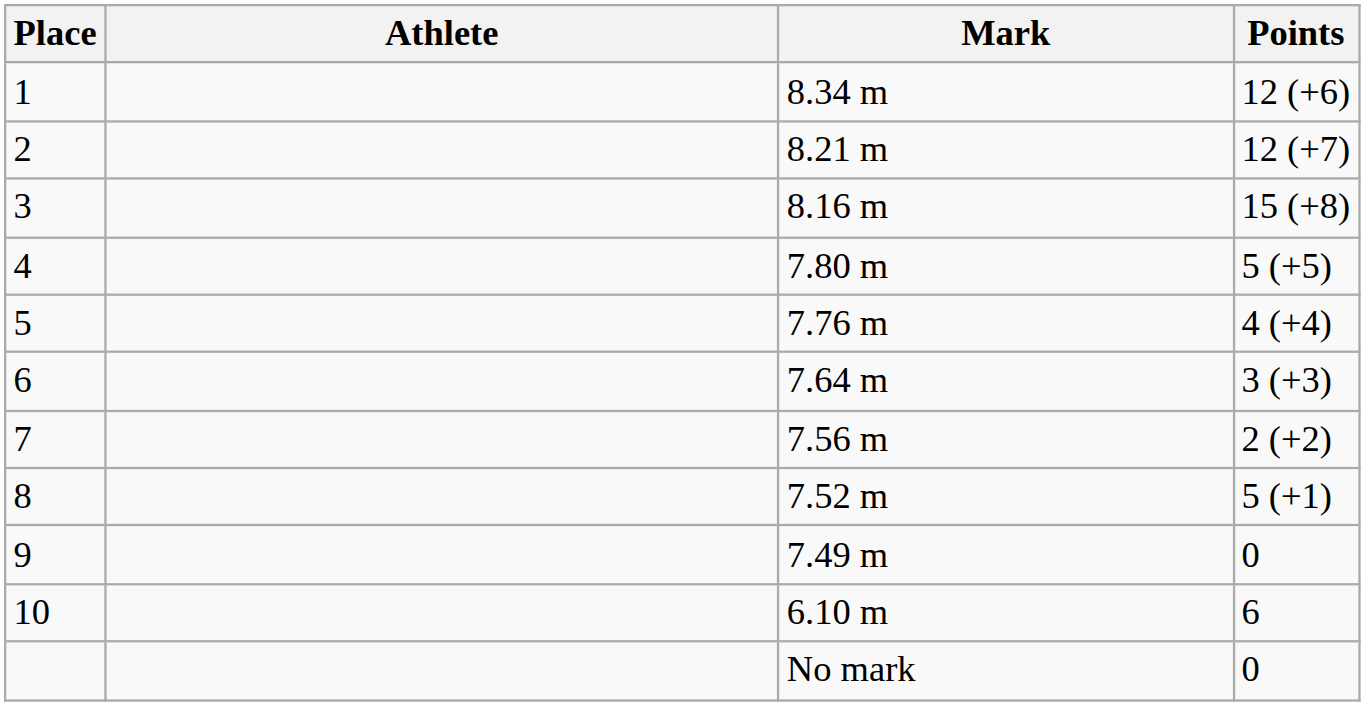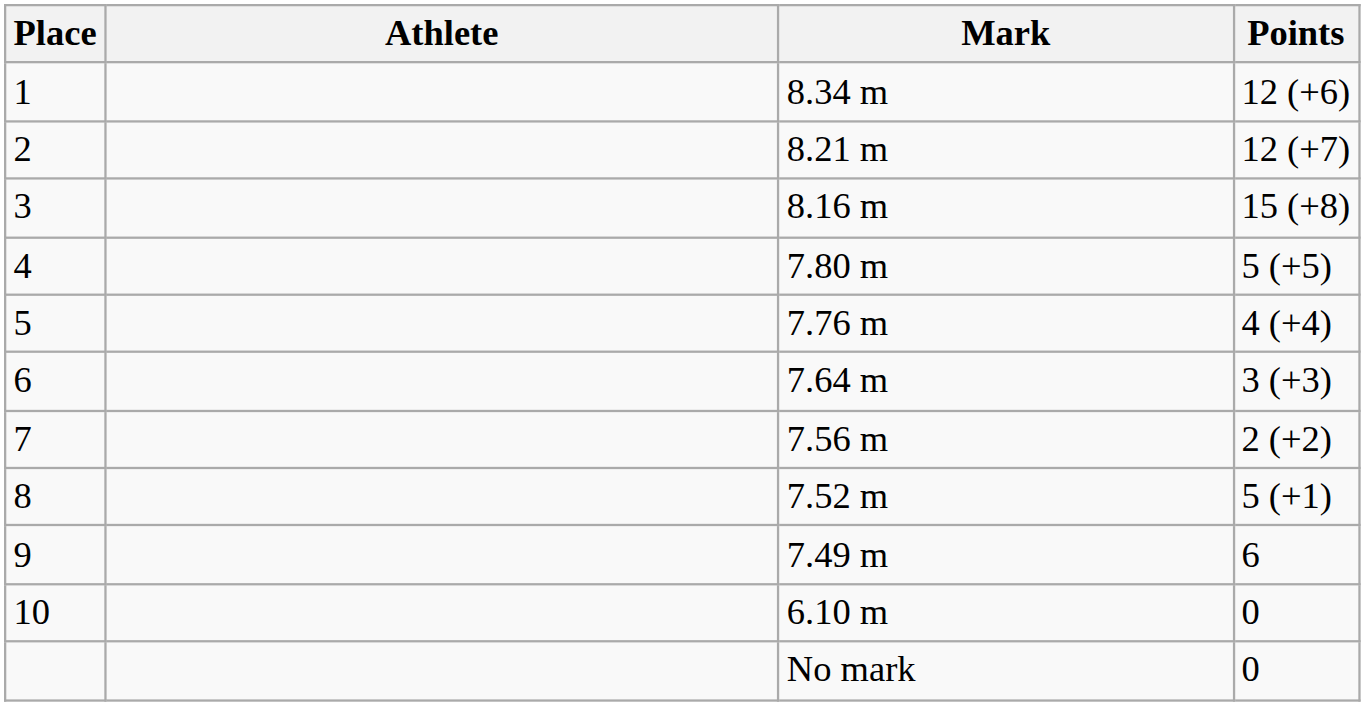(1251, 554) 0 -> (1251, 554) 6
(1251, 611) 6 -> (1251, 611) 0
